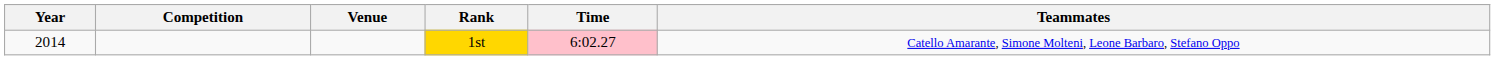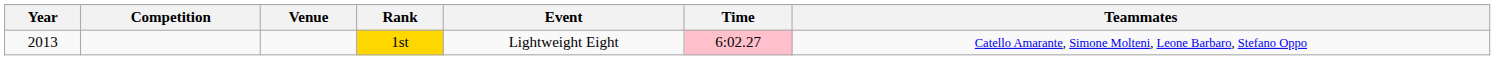+ column: (564, 17)
(50, 42) 2014 -> (43, 42) 2013
